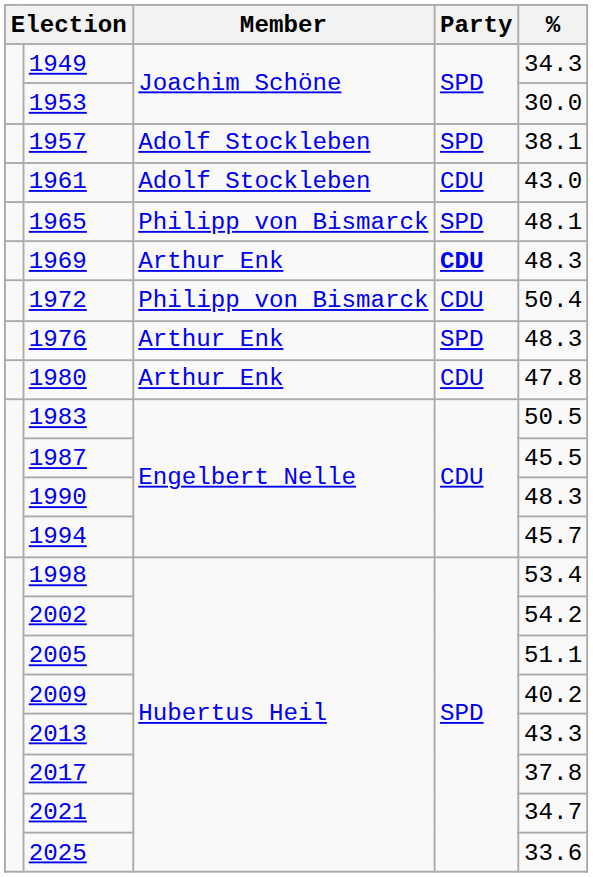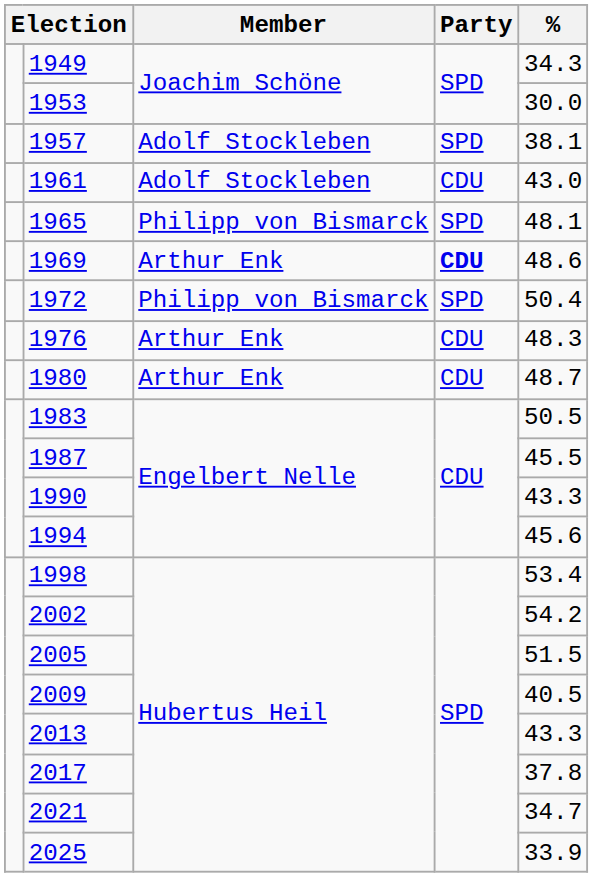(553, 261) 48.3 -> (553, 261) 48.6
(462, 300) CDU -> (462, 300) SPD
(462, 340) SPD -> (462, 340) CDU
(553, 379) 47.8 -> (553, 379) 48.7
(553, 498) 48.3 -> (553, 498) 43.3
(553, 537) 45.7 -> (553, 537) 45.6
(553, 655) 51.1 -> (553, 655) 51.5
(553, 695) 40.2 -> (553, 695) 40.5
(553, 852) 33.6 -> (553, 852) 33.9
